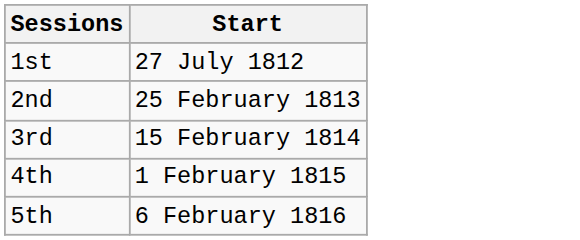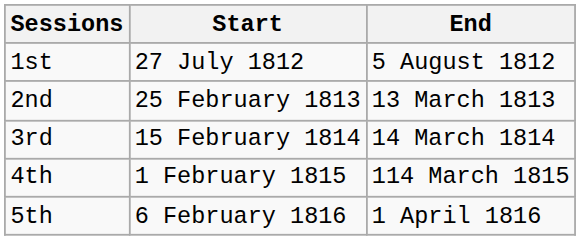+ column: (471, 24)
